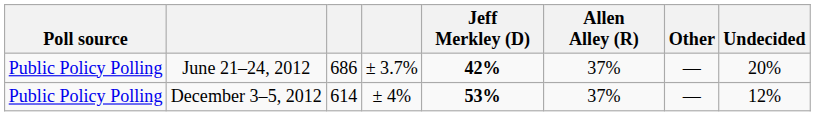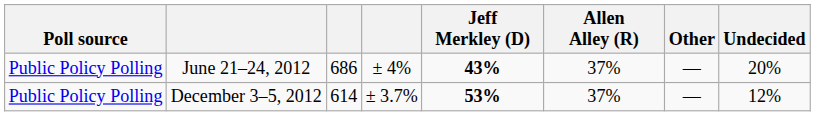(392, 67) ± 3.7% -> (392, 67) ± 4%
(483, 67) 42% -> (483, 67) 43%
(392, 96) ± 4% -> (392, 96) ± 3.7%
